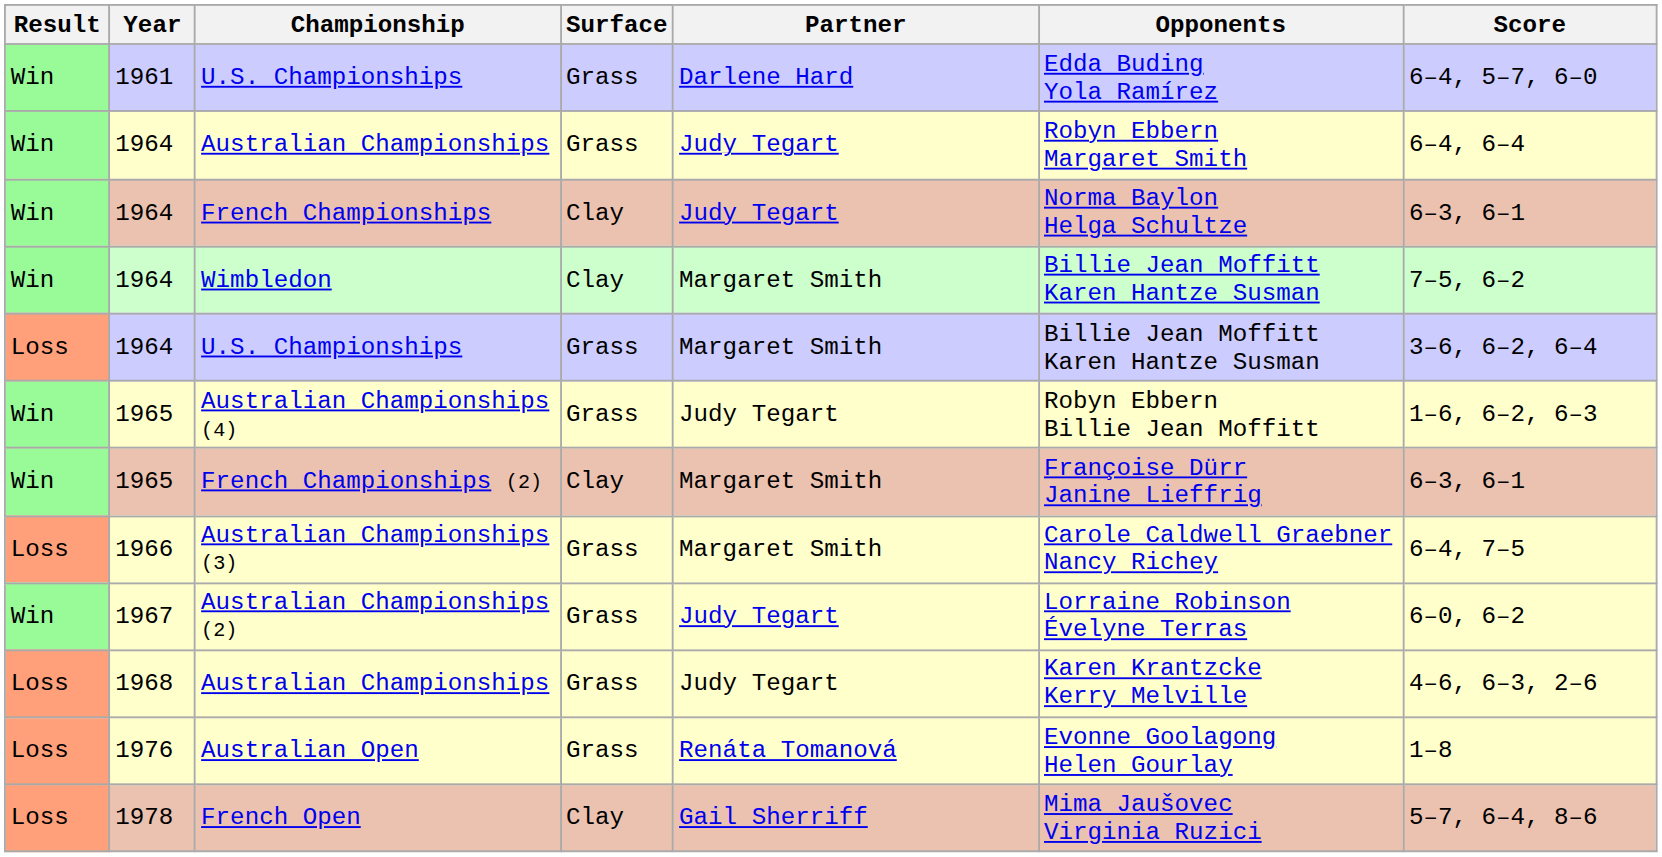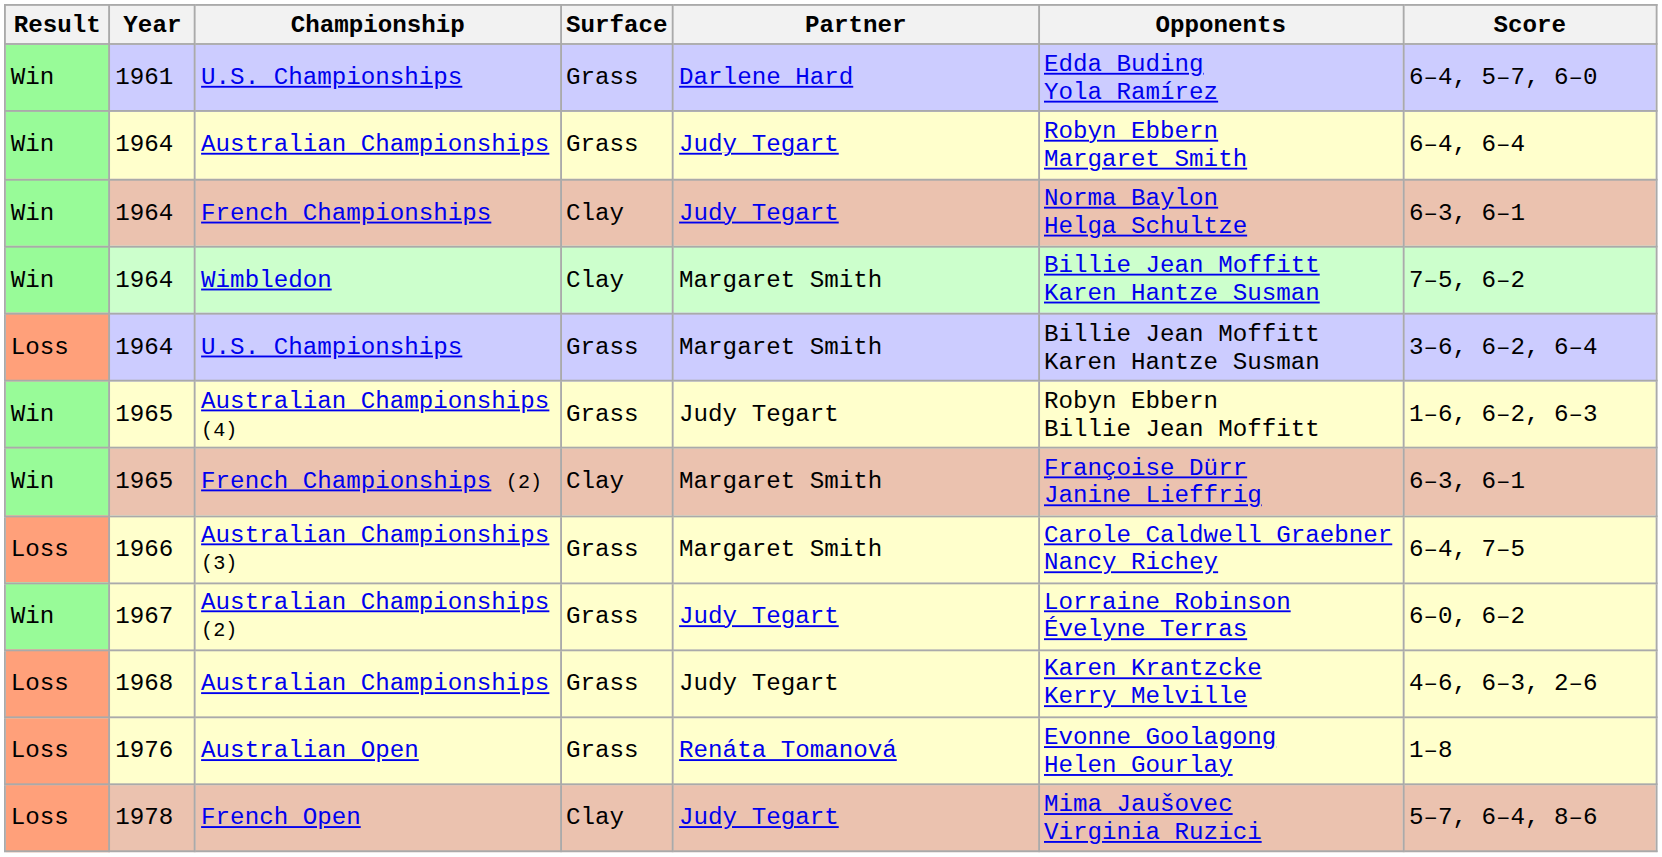(773, 818) Gail Sherriff -> (759, 818) Judy Tegart
